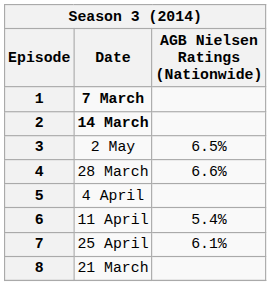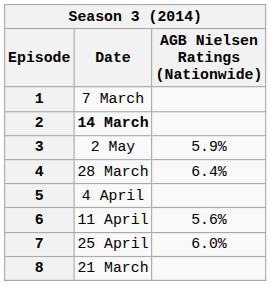(113, 99) bold -> (113, 99) normal
(209, 147) 6.5% -> (209, 147) 5.9%
(209, 172) 6.6% -> (209, 172) 6.4%
(209, 220) 5.4% -> (209, 220) 5.6%
(209, 244) 6.1% -> (209, 244) 6.0%
